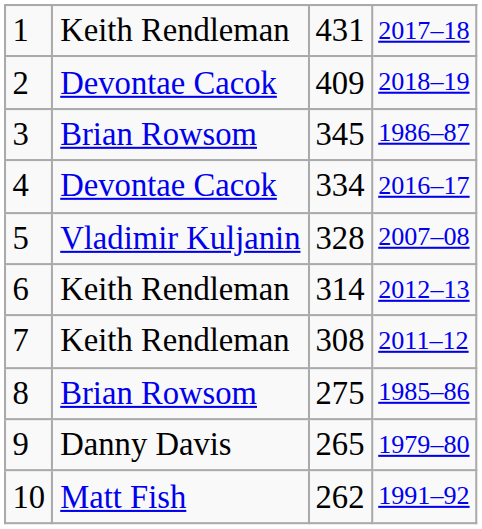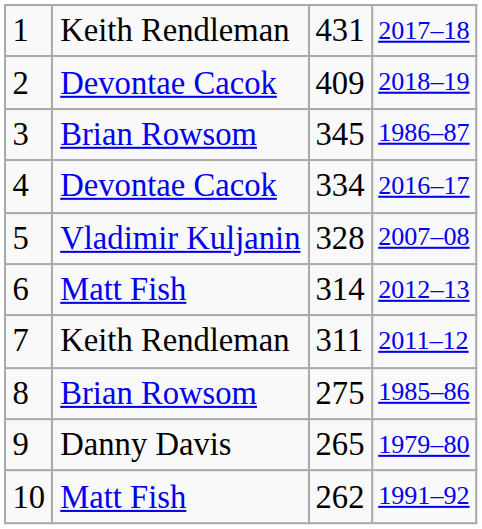(175, 289) Keith Rendleman -> (123, 289) Matt Fish
(340, 340) 308 -> (339, 340) 311
